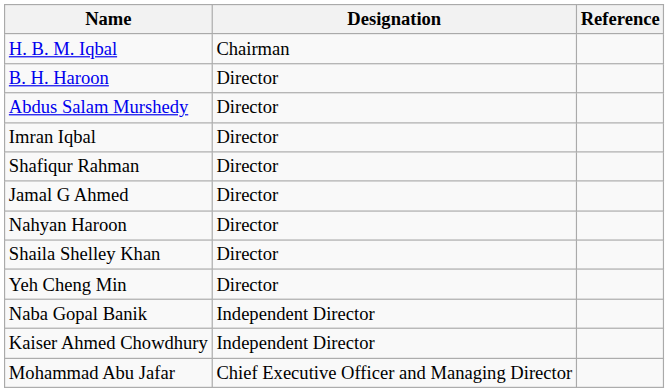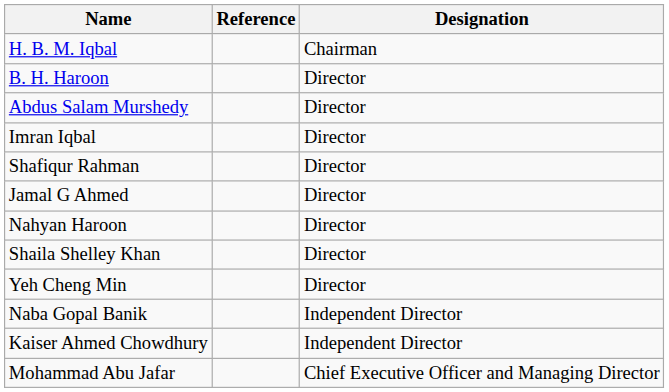columns swapped: (394, 19) <-> (620, 19)
